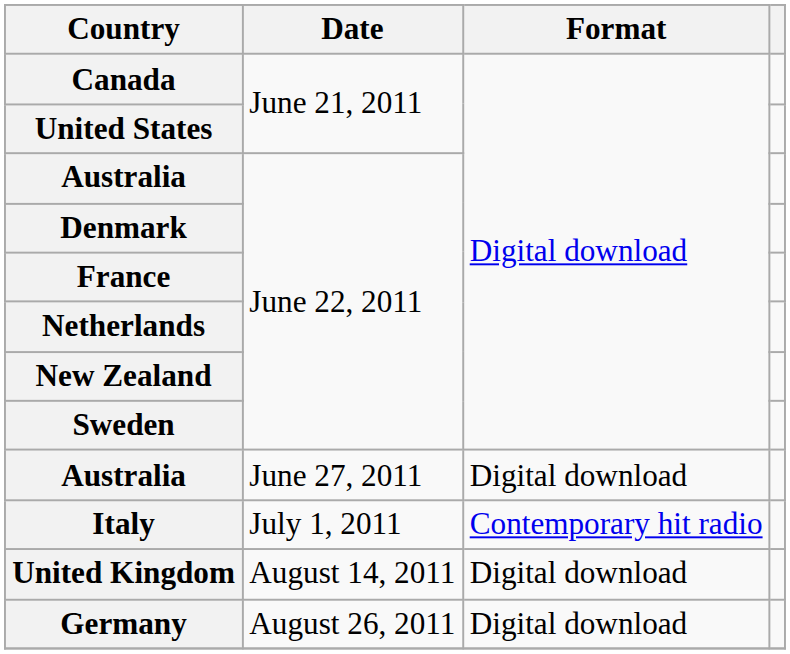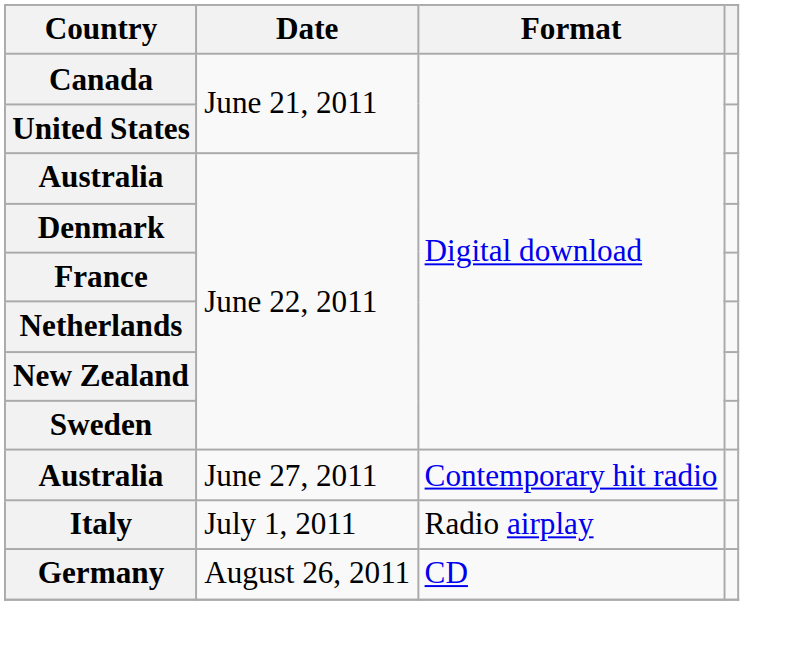(578, 474) Digital download -> (571, 474) Contemporary hit radio
(616, 524) Contemporary hit radio -> (509, 524) Radio airplay
- row: (124, 573)
(578, 623) Digital download -> (446, 573) CD
